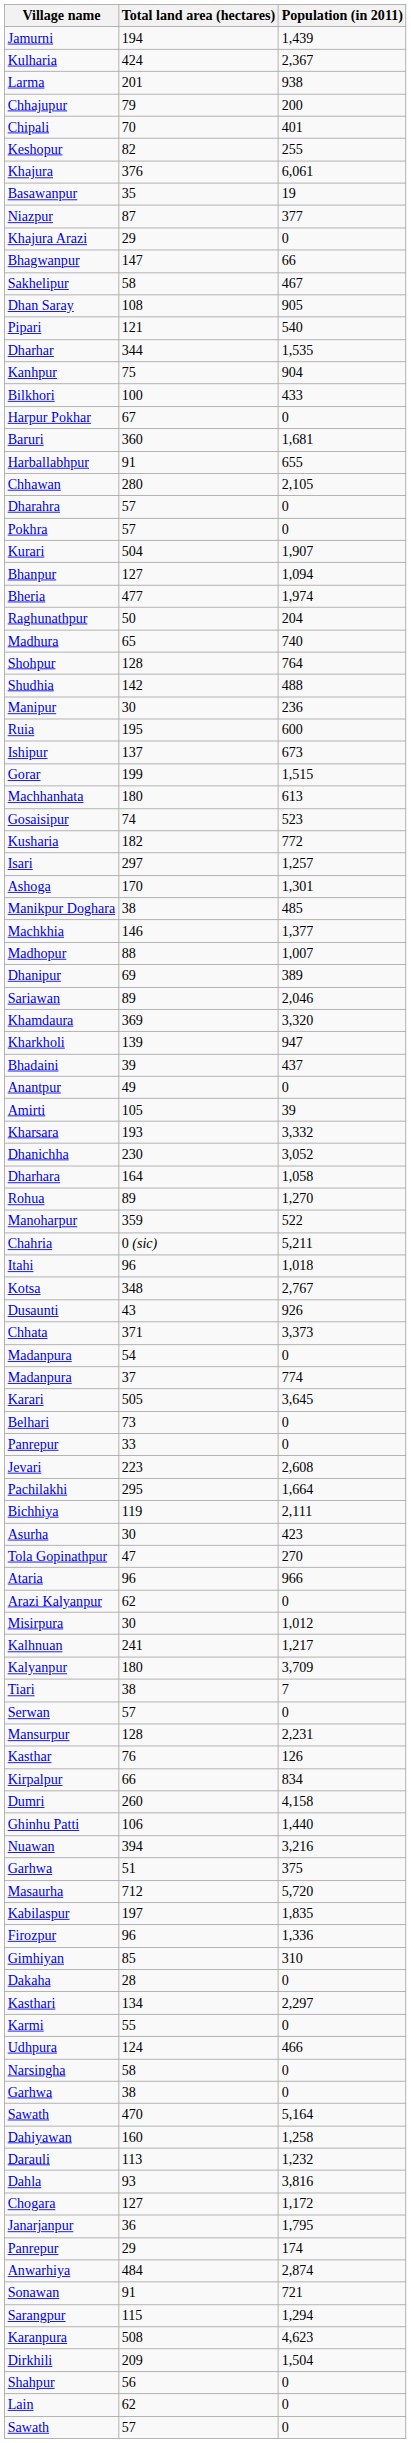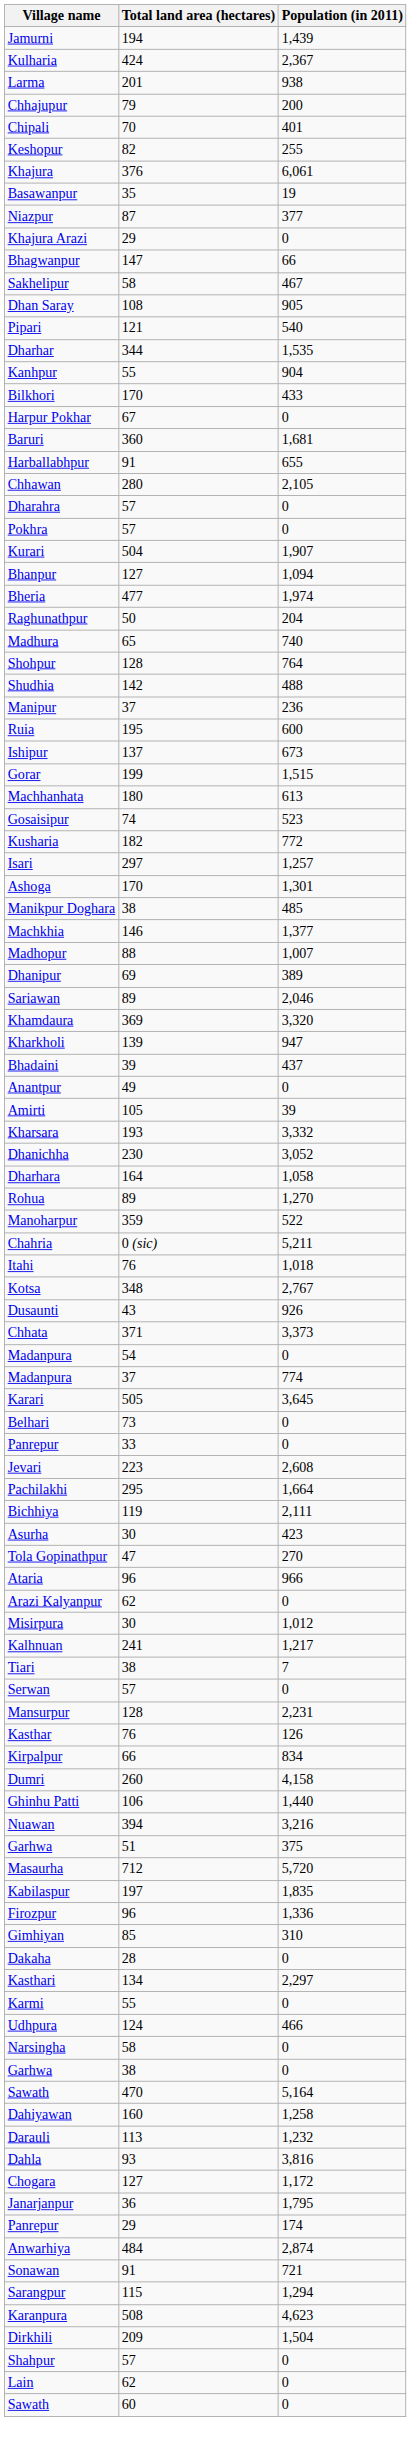(129, 372) 75 -> (129, 372) 55
(132, 395) 100 -> (132, 395) 170
(129, 707) 30 -> (129, 707) 37
(129, 1266) 96 -> (129, 1266) 76
- row: (37, 1668)
(129, 2382) 56 -> (129, 2360) 57
(129, 2427) 57 -> (129, 2404) 60
